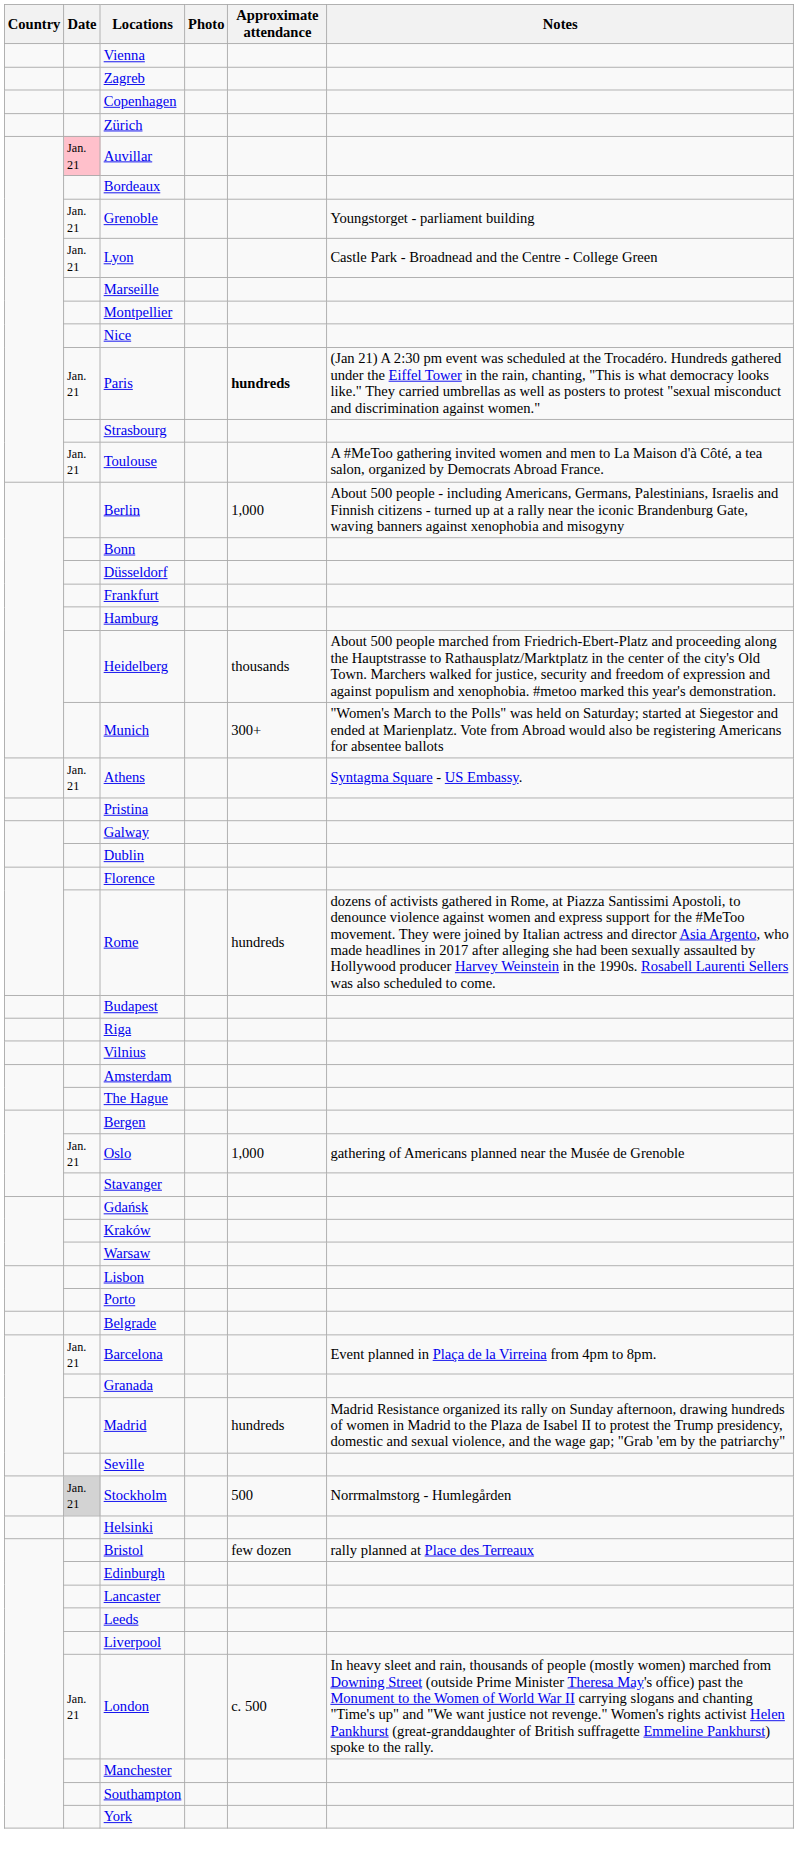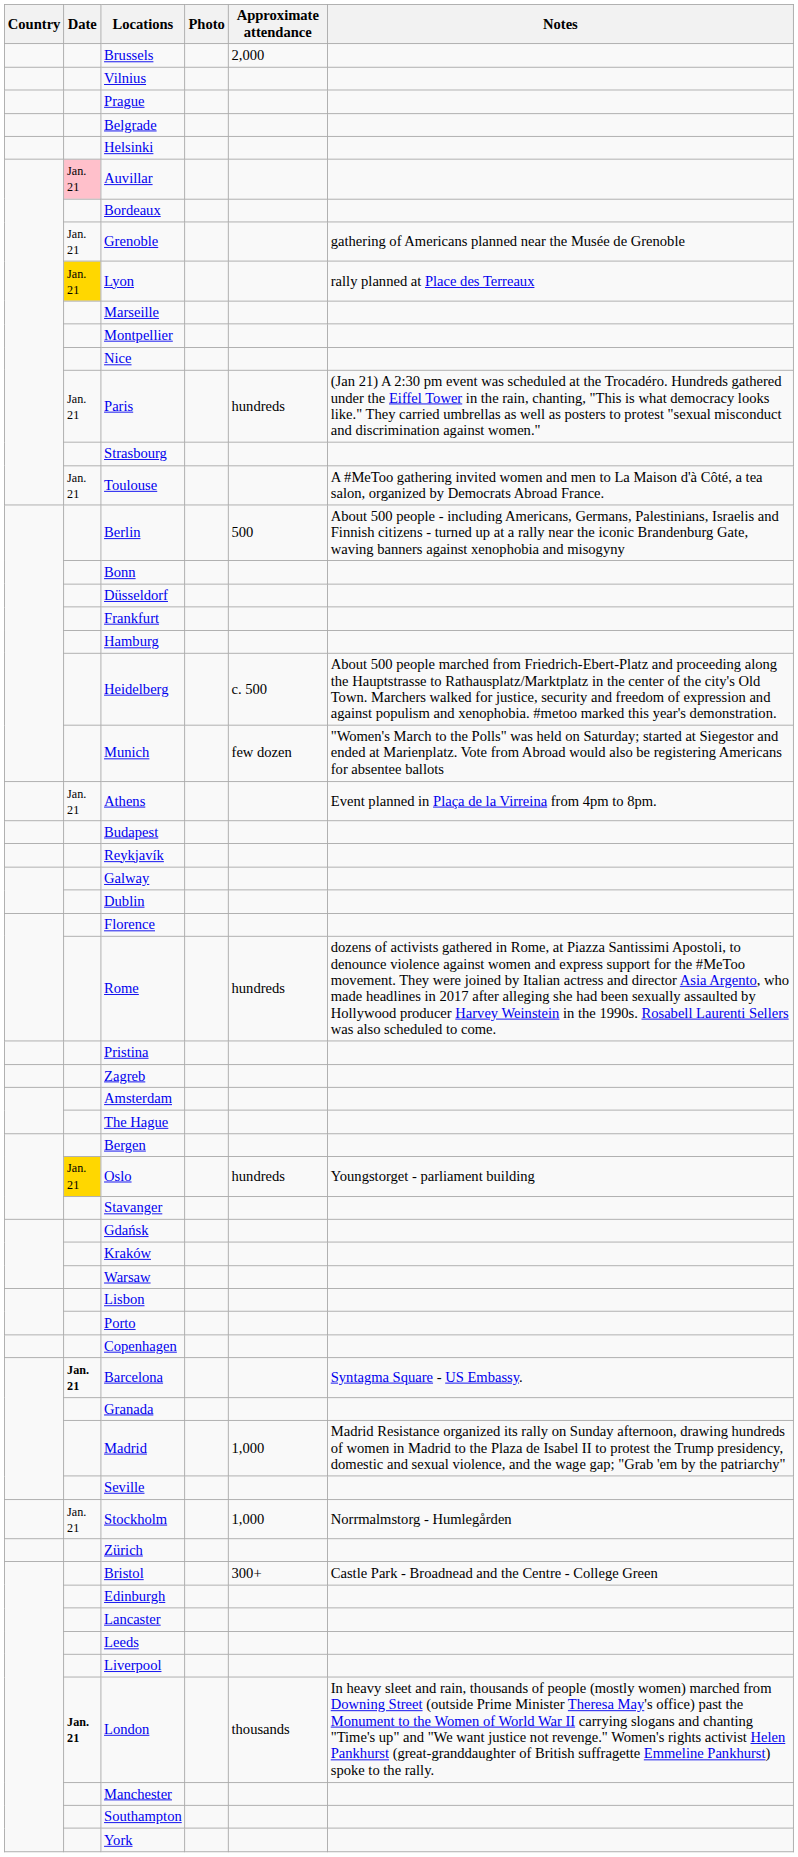- row: (124, 55)
+ row: (129, 55)
rows swapped: (124, 78) <-> (125, 1052)
+ row: (124, 101)
rows swapped: (140, 101) <-> (130, 1323)
rows swapped: (128, 1527) <-> (123, 124)
(432, 218) Youngstorget - parliament building -> (508, 241) gathering of Americans planned near the Musée de Grenoble
(77, 259) no background -> (77, 282) gold background
(494, 258) Castle Park - Broadnead and the Centre - College Green -> (433, 281) rally planned at Place des Terreaux
(261, 383) bold -> (258, 406) normal
(248, 509) 1,000 -> (242, 532) 500
(260, 666) thousands -> (249, 689) c. 500
(246, 730) 300+ -> (262, 753) few dozen
(426, 777) Syntagma Square - US Embassy. -> (494, 801) Event planned in Plaça de la Virreina from 4pm to 8pm.
rows swapped: (131, 1006) <-> (126, 809)
+ row: (134, 855)
- row: (117, 1029)
(77, 1154) no background -> (77, 1177) gold background
(248, 1153) 1,000 -> (258, 1176) hundreds
(507, 1153) gathering of Americans planned near the Musée de Grenoble -> (433, 1176) Youngstorget - parliament building
(77, 1355) normal -> (78, 1377) bold
(493, 1354) Event planned in Plaça de la Virreina from 4pm to 8pm. -> (427, 1377) Syntagma Square - US Embassy.
(258, 1425) hundreds -> (248, 1448) 1,000
(77, 1496) lightgrey background -> (77, 1519) no background
(242, 1495) 500 -> (248, 1519) 1,000
(261, 1550) few dozen -> (247, 1573) 300+
(432, 1550) rally planned at Place des Terreaux -> (494, 1573) Castle Park - Broadnead and the Centre - College Green
(77, 1707) normal -> (78, 1729) bold
(249, 1706) c. 500 -> (261, 1729) thousands
